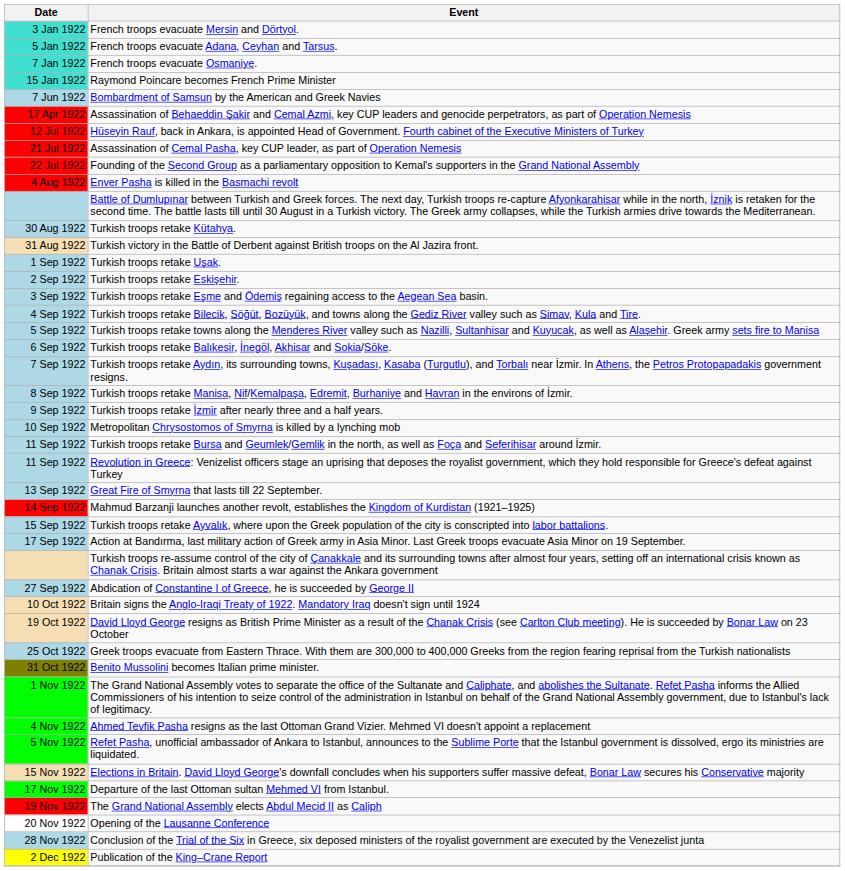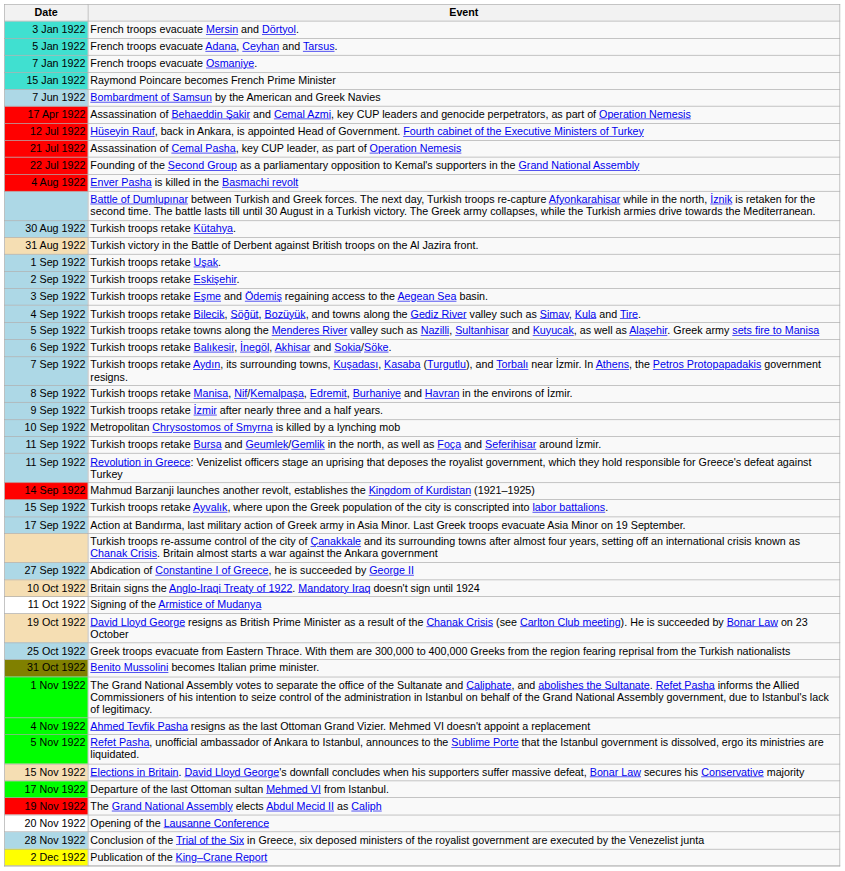- row: (206, 491)
+ row: (176, 605)
